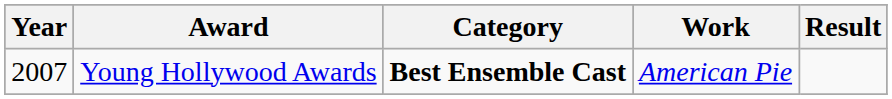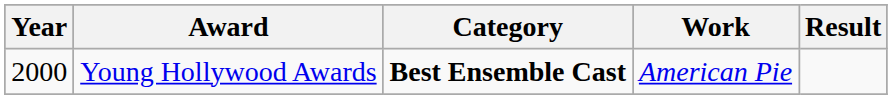(39, 71) 2007 -> (39, 71) 2000
